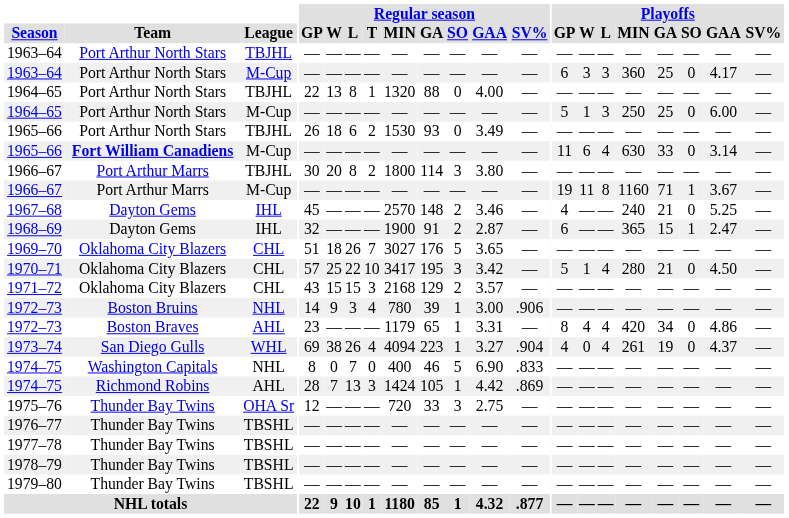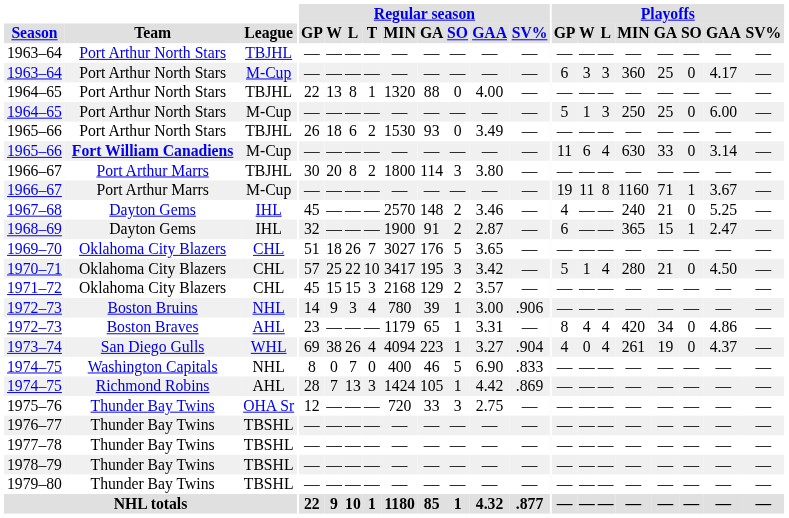(312, 288) 43 -> (312, 288) 45
